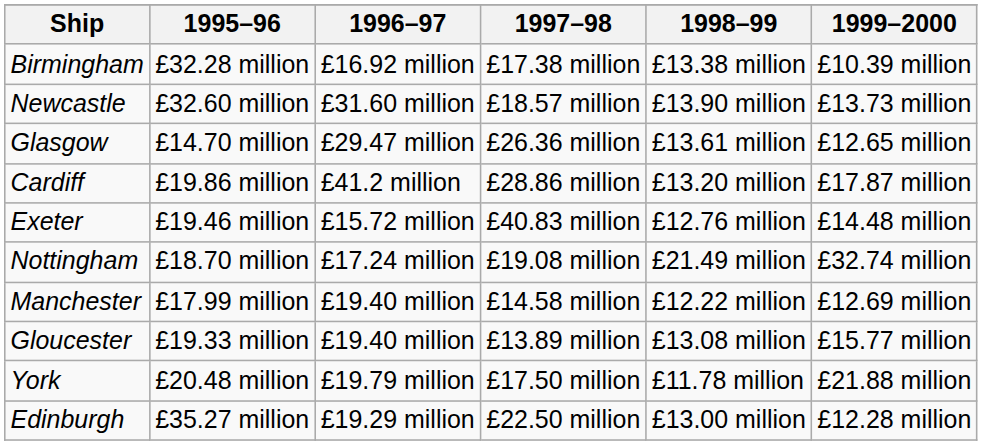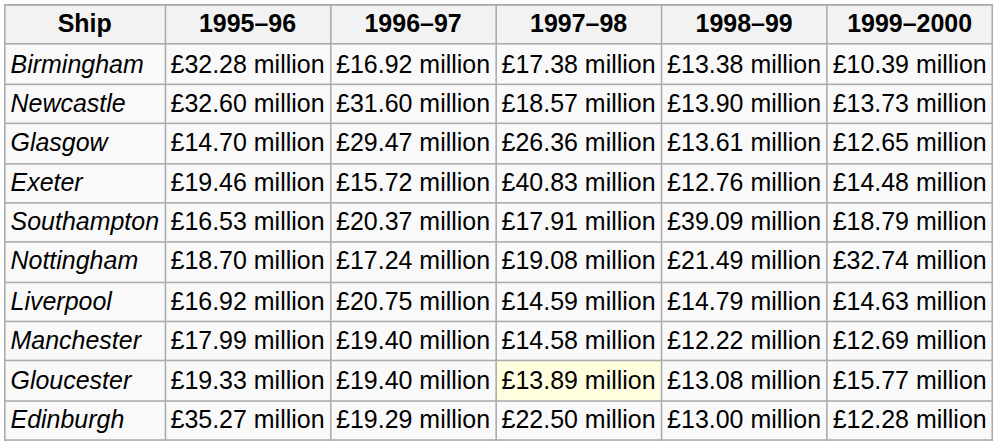- row: (47, 182)
+ row: (85, 222)
+ row: (61, 301)
(563, 340) no background -> (579, 380) lightyellow background
- row: (36, 380)
